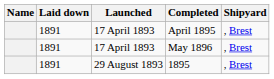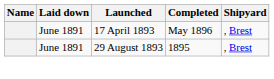- row: (192, 30)
(50, 47) 1891 -> (61, 30) June 1891
(50, 64) 1891 -> (61, 47) June 1891
